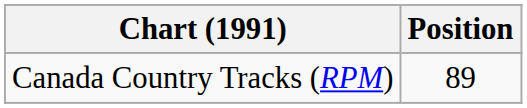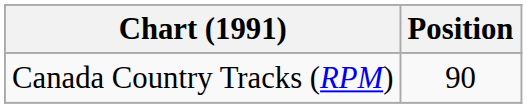(461, 77) 89 -> (461, 77) 90
